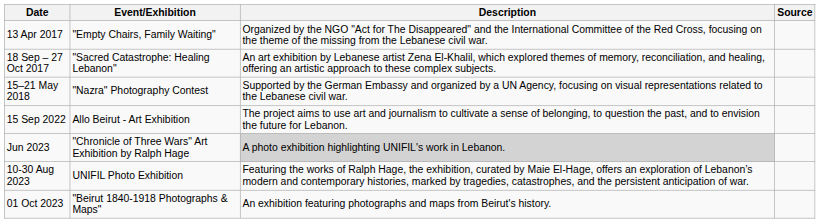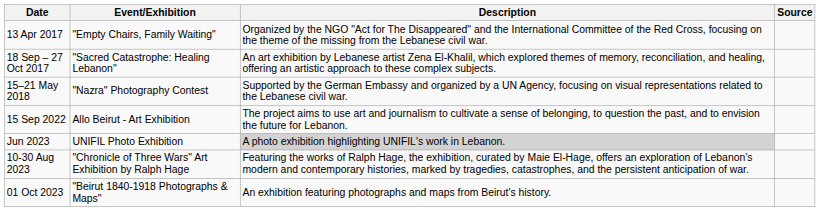(140, 147) "Chronicle of Three Wars" Art Exhibition by Ralph Hage -> (128, 142) UNIFIL Photo Exhibition
(128, 176) UNIFIL Photo Exhibition -> (140, 164) "Chronicle of Three Wars" Art Exhibition by Ralph Hage
